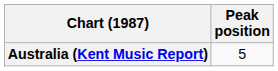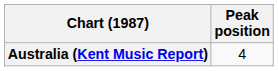(242, 54) 5 -> (242, 54) 4
